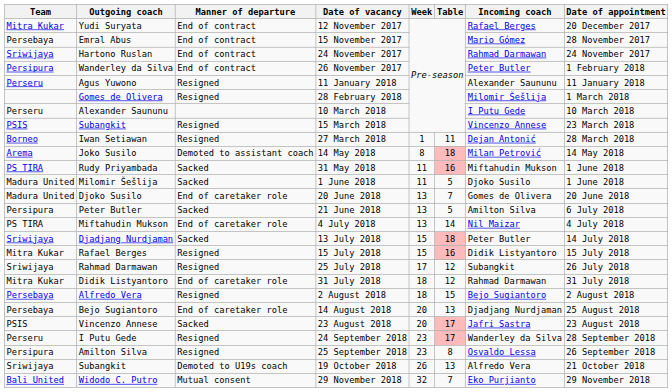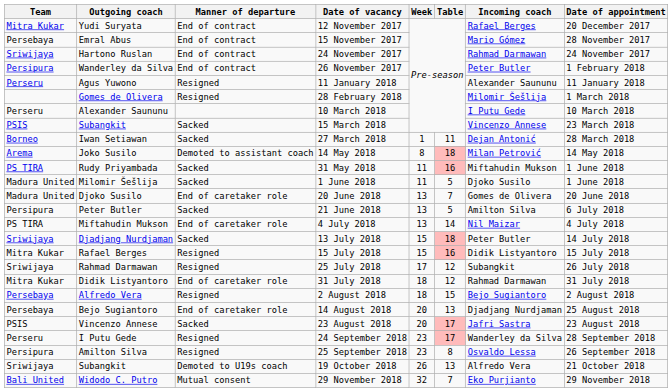(198, 125) Resigned -> (193, 125) Sacked
(198, 139) Resigned -> (193, 139) Sacked
